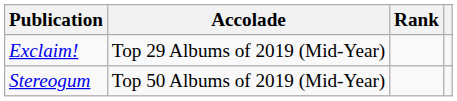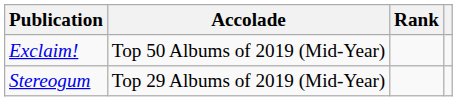(249, 50) Top 29 Albums of 2019 (Mid-Year) -> (249, 50) Top 50 Albums of 2019 (Mid-Year)
(249, 80) Top 50 Albums of 2019 (Mid-Year) -> (249, 80) Top 29 Albums of 2019 (Mid-Year)
